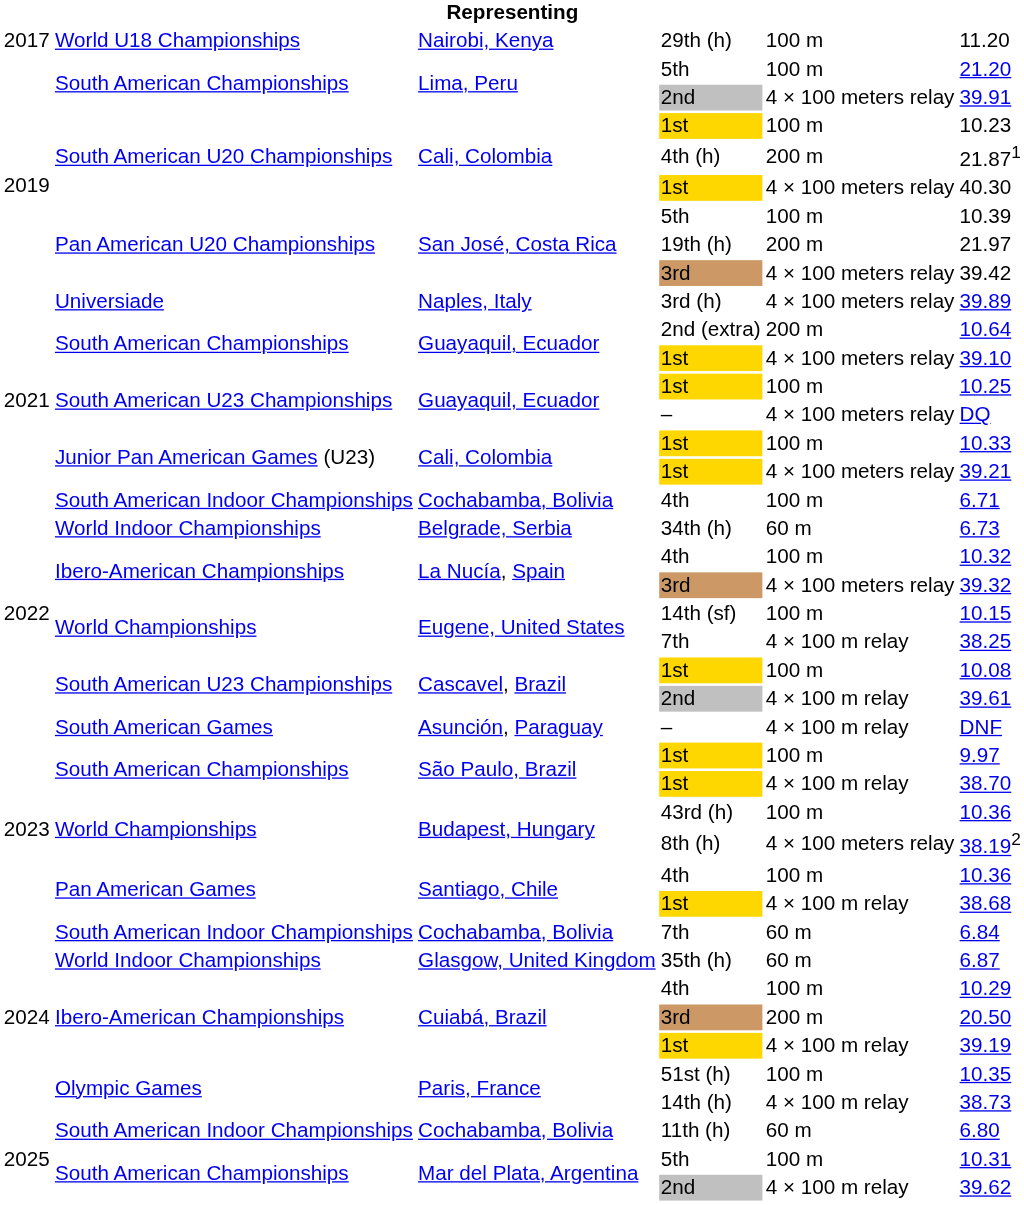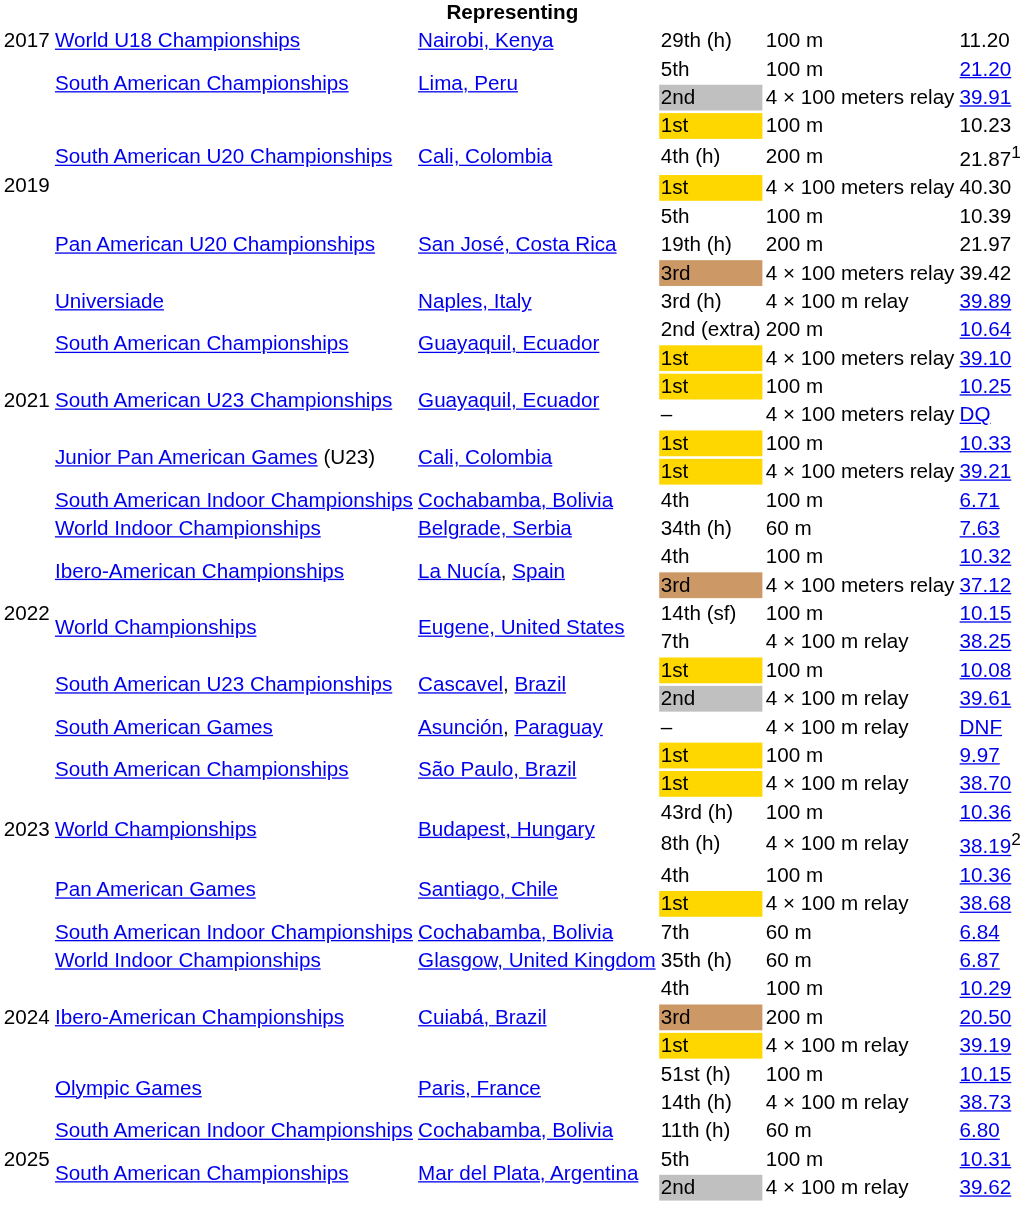(860, 301) 4 × 100 meters relay -> (837, 301) 4 × 100 m relay
(980, 528) 6.73 -> (980, 528) 7.63
(985, 585) 39.32 -> (985, 585) 37.12
(860, 843) 4 × 100 meters relay -> (837, 843) 4 × 100 m relay
(985, 1073) 10.35 -> (985, 1073) 10.15
